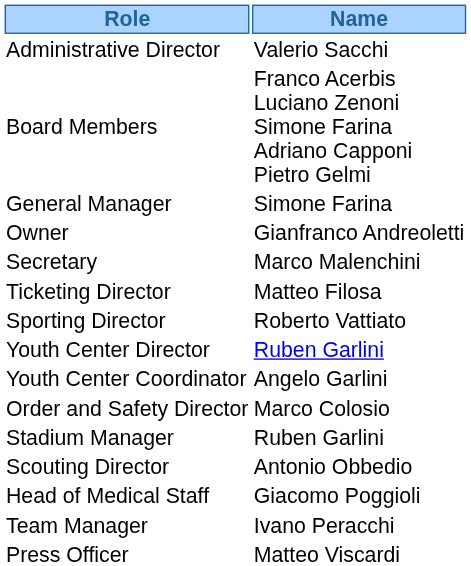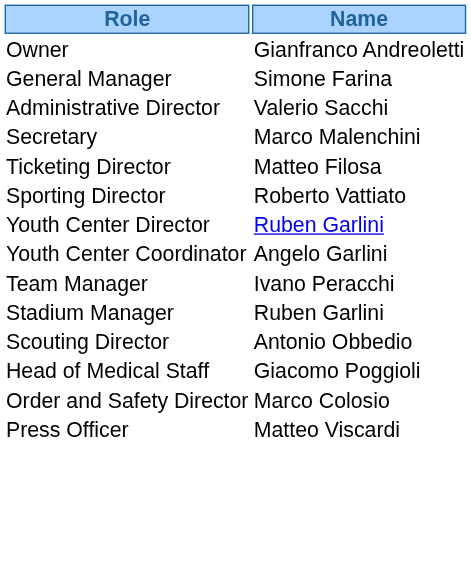rows swapped: (37, 233) <-> (113, 49)
- row: (82, 126)
rows swapped: (127, 408) <-> (77, 525)
